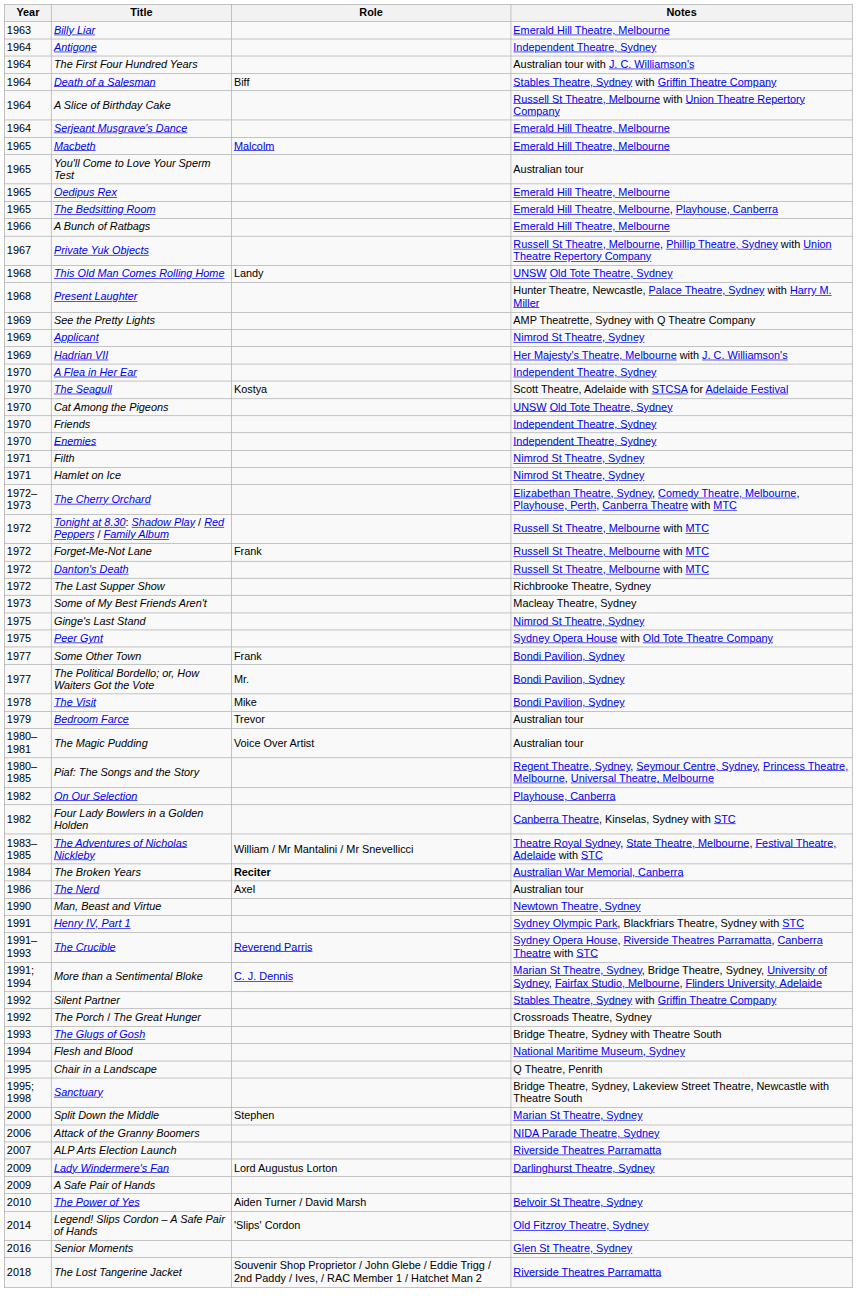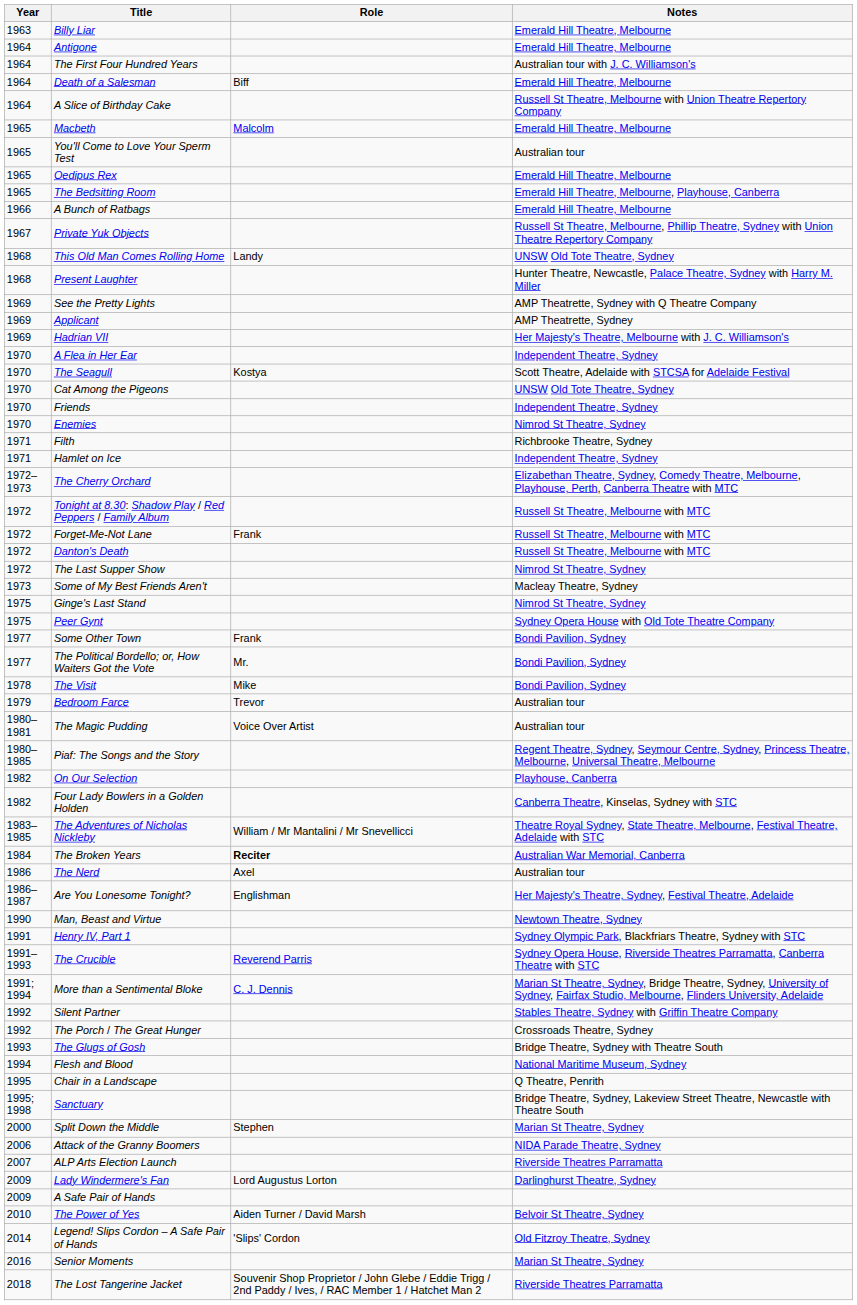(585, 47) Independent Theatre, Sydney -> (593, 47) Emerald Hill Theatre, Melbourne
(645, 82) Stables Theatre, Sydney with Griffin Theatre Company -> (593, 82) Emerald Hill Theatre, Melbourne
- row: (121, 128)
(579, 338) Nimrod St Theatre, Sydney -> (574, 320) AMP Theatrette, Sydney
(585, 441) Independent Theatre, Sydney -> (580, 424) Nimrod St Theatre, Sydney
(579, 458) Nimrod St Theatre, Sydney -> (583, 441) Richbrooke Theatre, Sydney
(579, 476) Nimrod St Theatre, Sydney -> (586, 458) Independent Theatre, Sydney
(582, 586) Richbrooke Theatre, Sydney -> (580, 569) Nimrod St Theatre, Sydney
+ row: (122, 895)
(573, 1249) Glen St Theatre, Sydney -> (579, 1261) Marian St Theatre, Sydney
